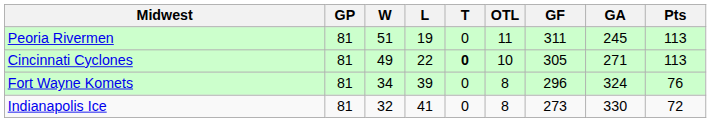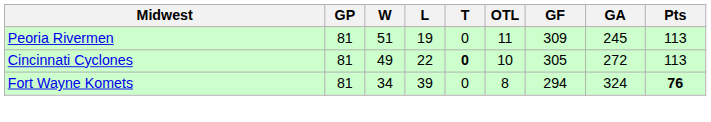(555, 38) 311 -> (555, 38) 309
(615, 60) 271 -> (615, 60) 272
(555, 83) 296 -> (555, 83) 294
(675, 83) normal -> (675, 83) bold
- row: (57, 106)
